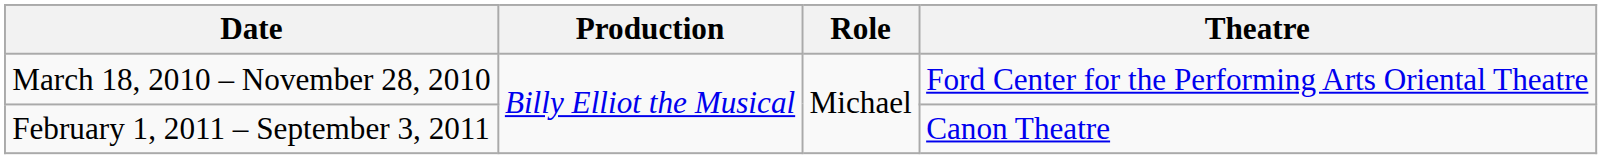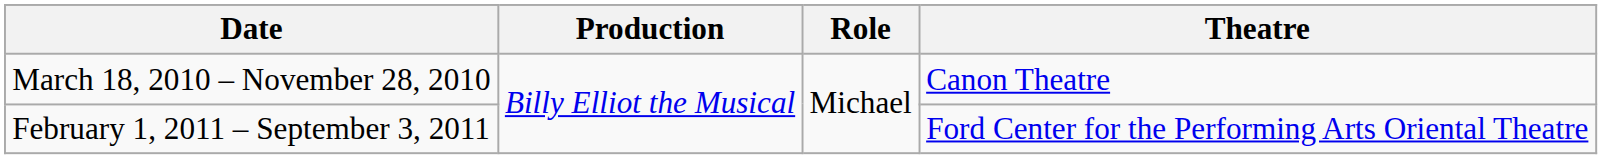(1257, 78) Ford Center for the Performing Arts Oriental Theatre -> (1018, 78) Canon Theatre
(1018, 128) Canon Theatre -> (1257, 128) Ford Center for the Performing Arts Oriental Theatre
